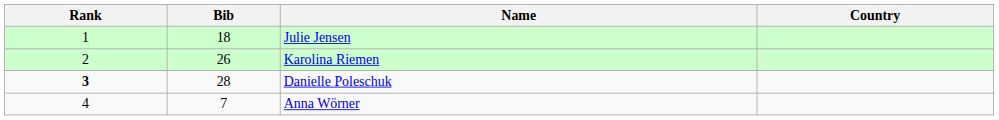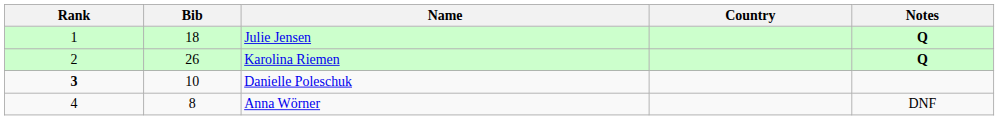+ column: (922, 15)
(224, 81) 28 -> (192, 81) 10
(224, 103) 7 -> (192, 103) 8
